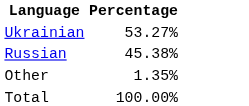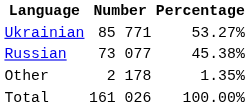+ column: (120, 11)
